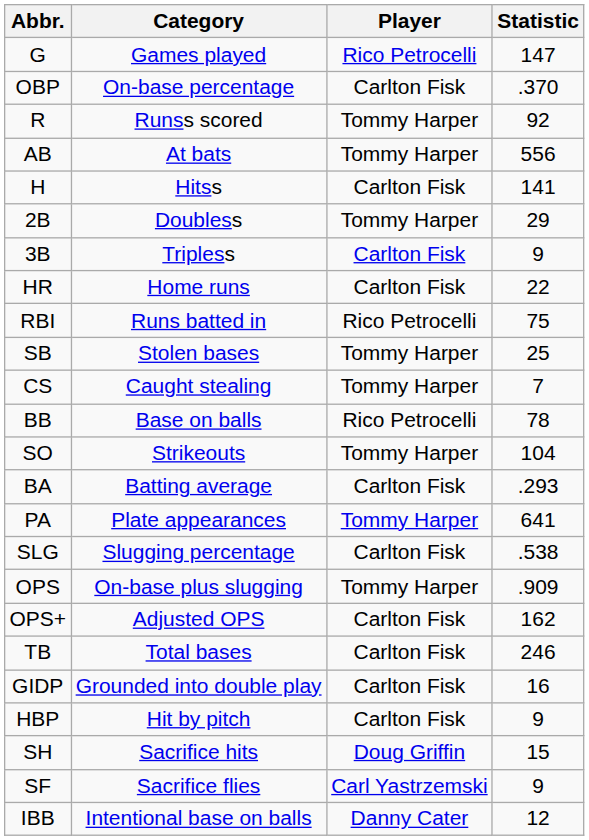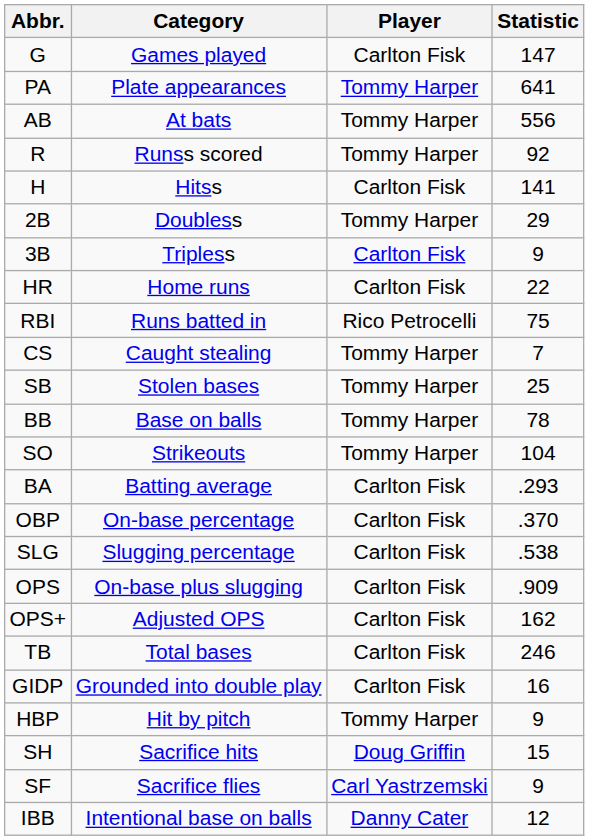(409, 54) Rico Petrocelli -> (409, 54) Carlton Fisk
rows swapped: (38, 519) <-> (38, 87)
rows swapped: (38, 154) <-> (38, 120)
rows swapped: (38, 353) <-> (38, 386)
(409, 420) Rico Petrocelli -> (409, 420) Tommy Harper
(409, 586) Tommy Harper -> (409, 586) Carlton Fisk
(409, 719) Carlton Fisk -> (409, 719) Tommy Harper
